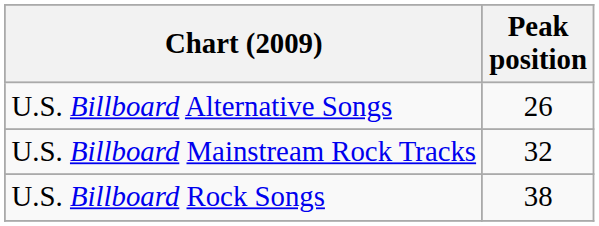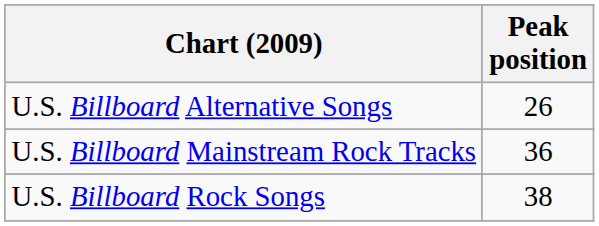(538, 151) 32 -> (538, 151) 36
